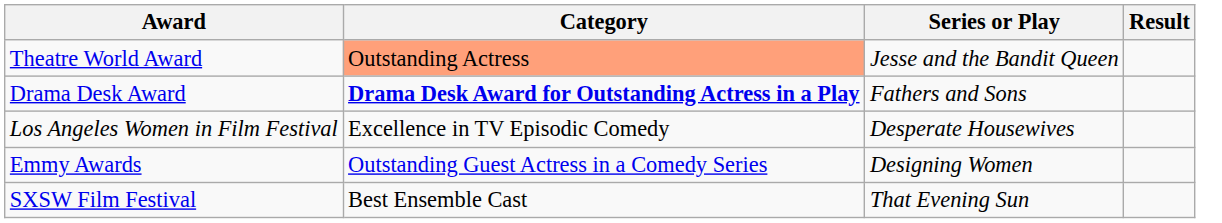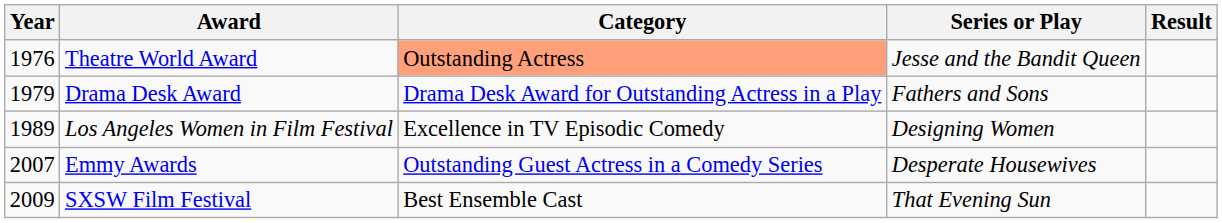+ column: (32, 22)
(604, 93) bold -> (642, 93) normal
(972, 128) Desperate Housewives -> (973, 128) Designing Women
(951, 164) Designing Women -> (994, 164) Desperate Housewives
